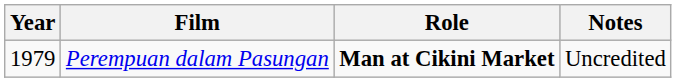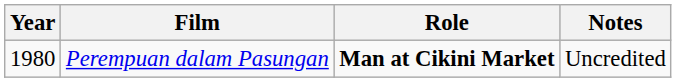(33, 58) 1979 -> (33, 58) 1980
